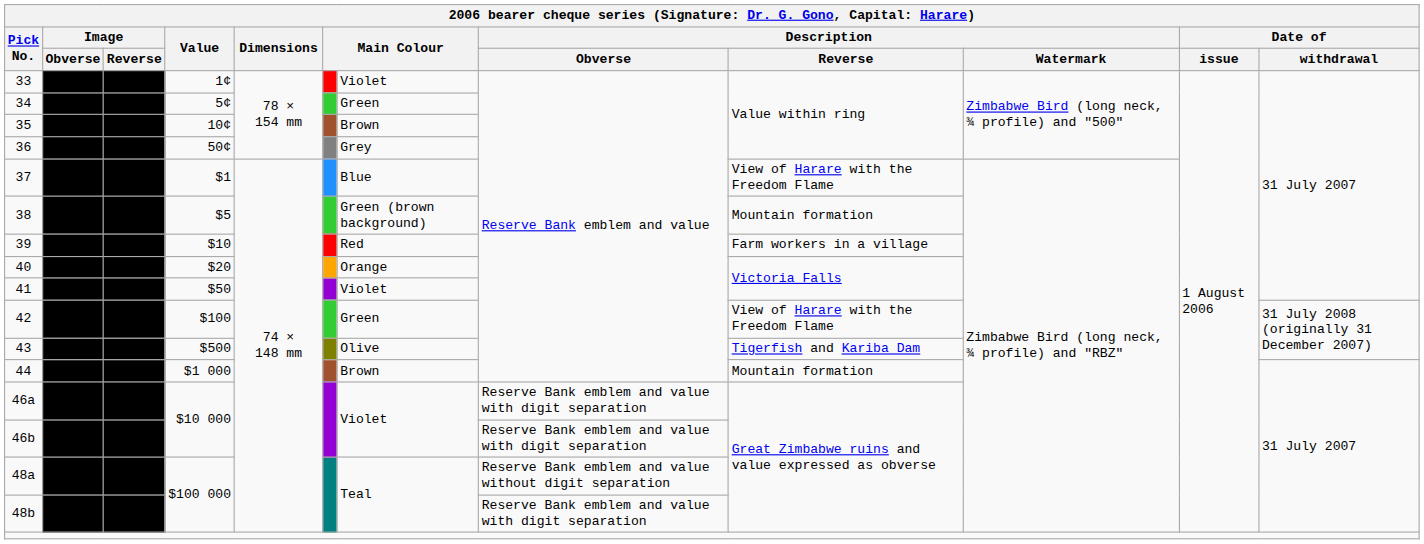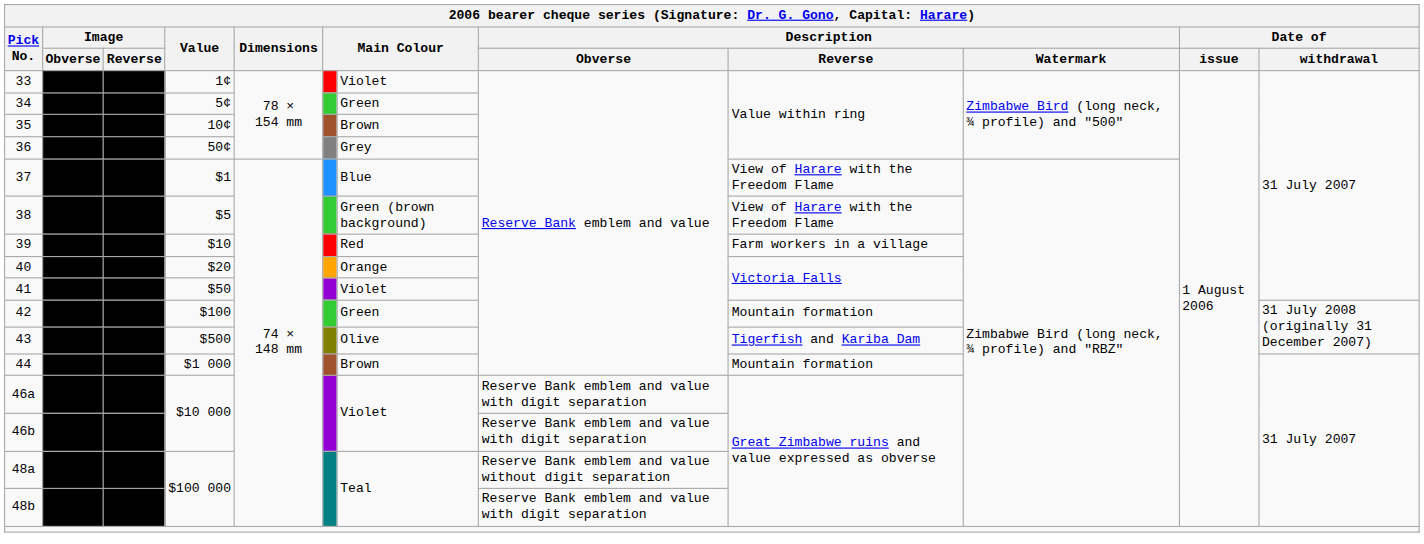(802, 215) Mountain formation -> (822, 215) View of Harare with the Freedom Flame
(822, 319) View of Harare with the Freedom Flame -> (802, 313) Mountain formation
